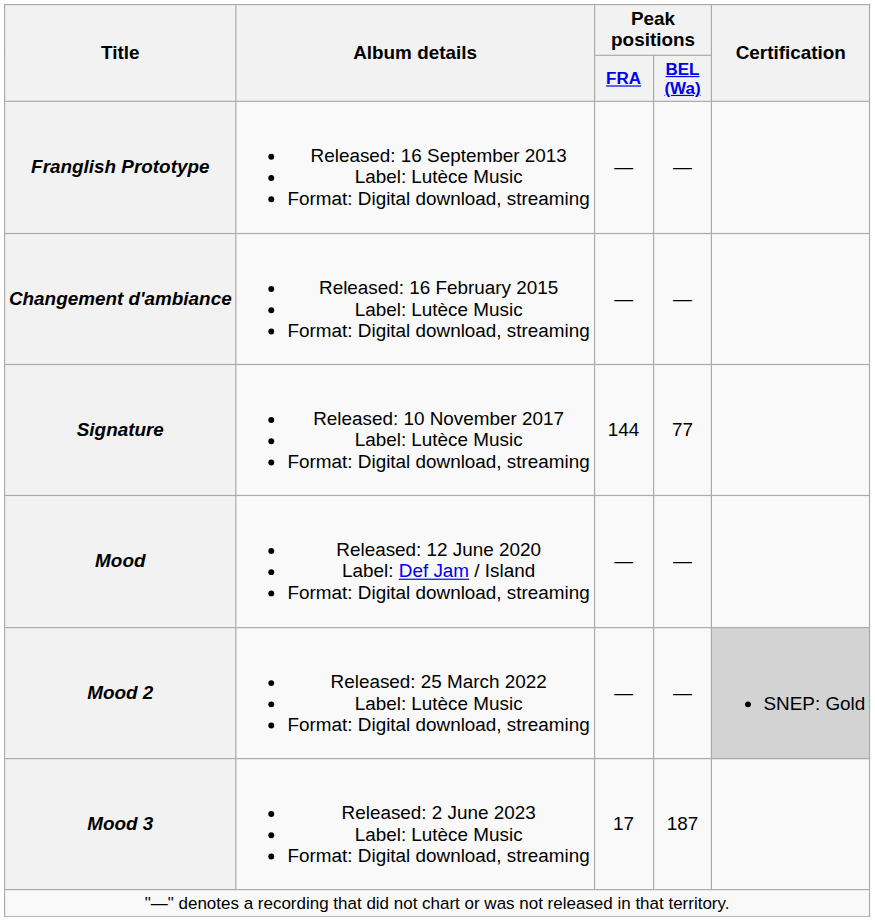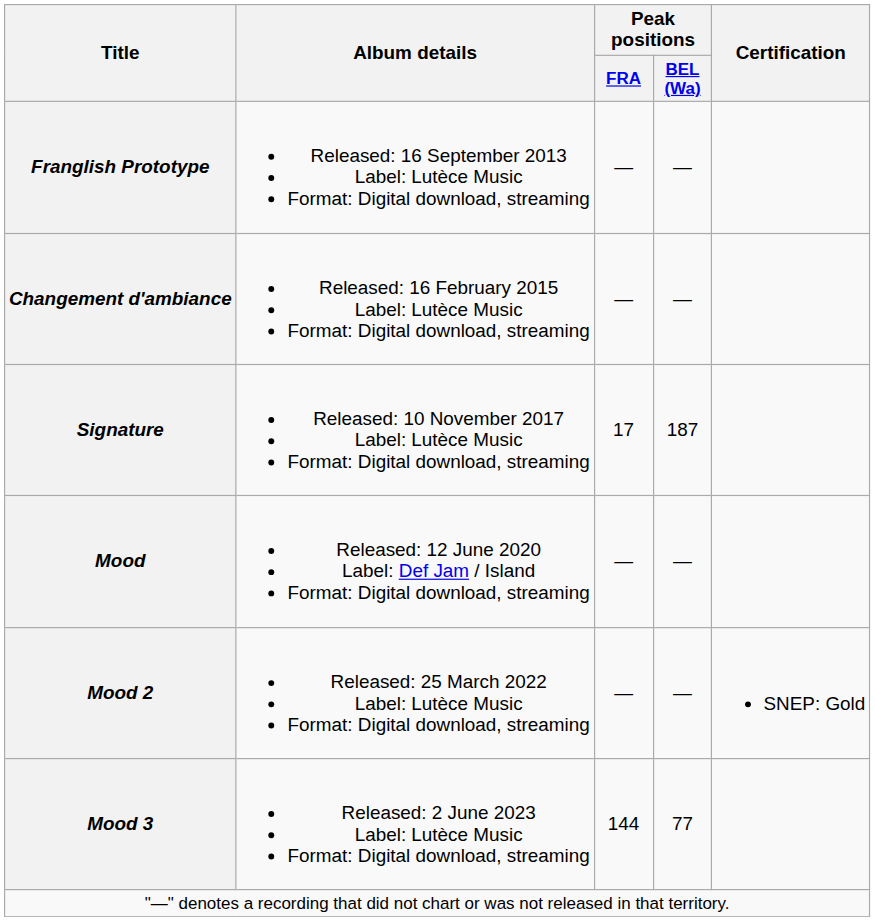(624, 429) 144 -> (624, 429) 17
(682, 429) 77 -> (682, 429) 187
(791, 704) lightgrey background -> (791, 704) no background
(624, 824) 17 -> (624, 824) 144
(682, 824) 187 -> (682, 824) 77
